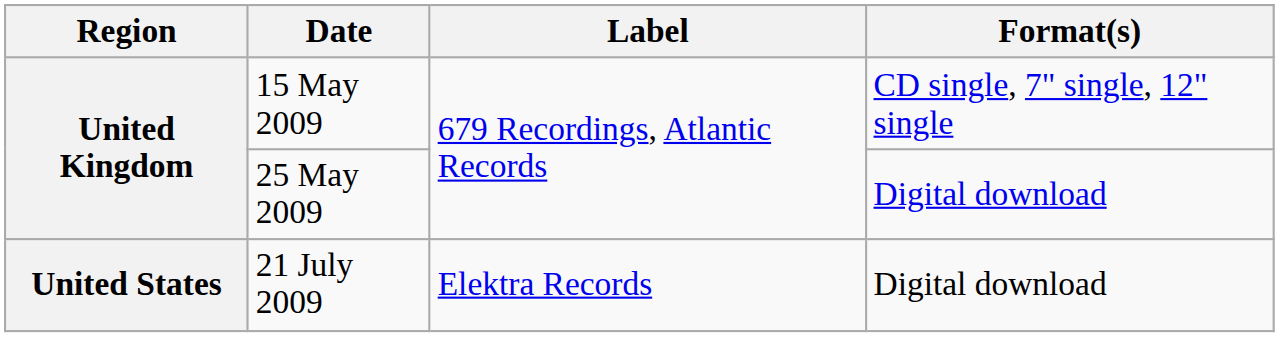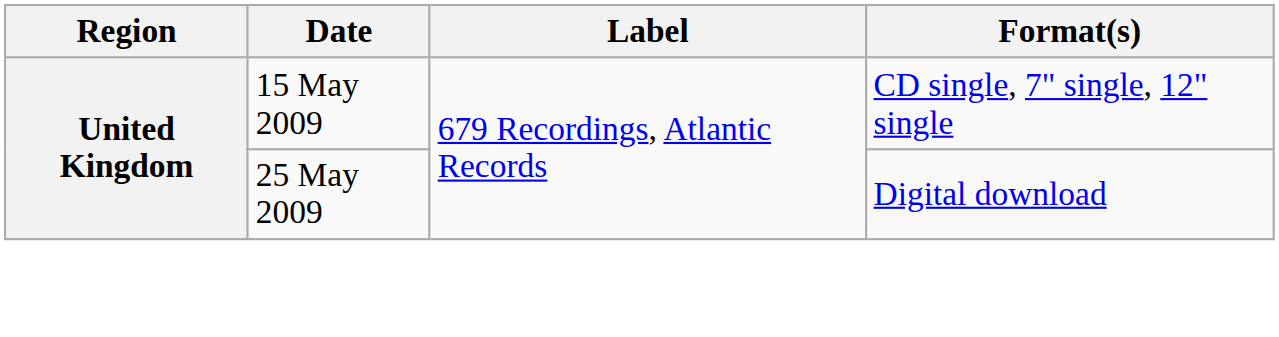- row: (305, 284)
